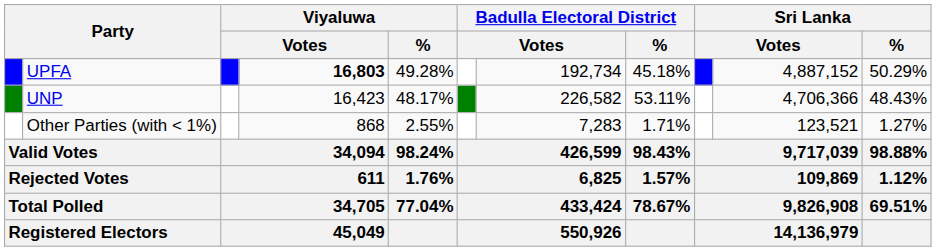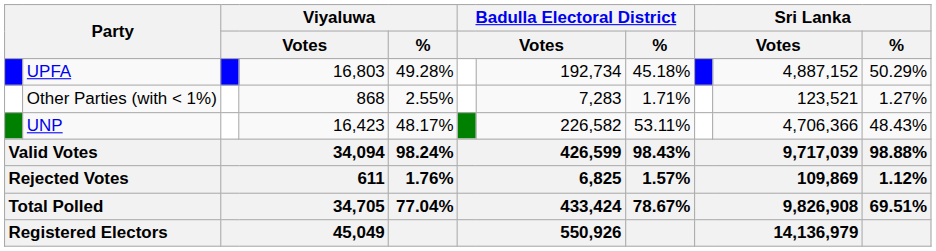(359, 71) bold -> (359, 71) normal
rows swapped: (45, 98) <-> (122, 125)
